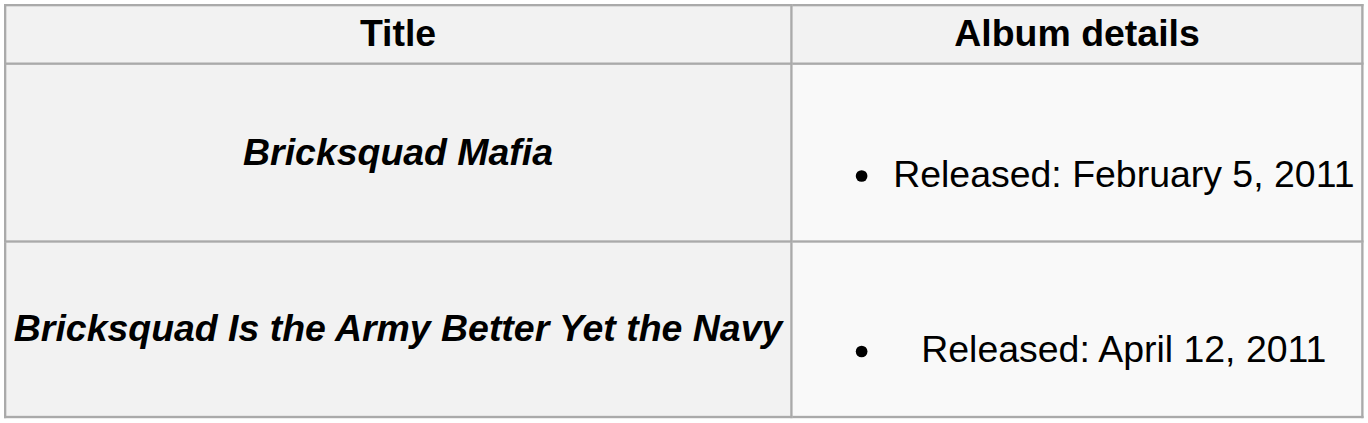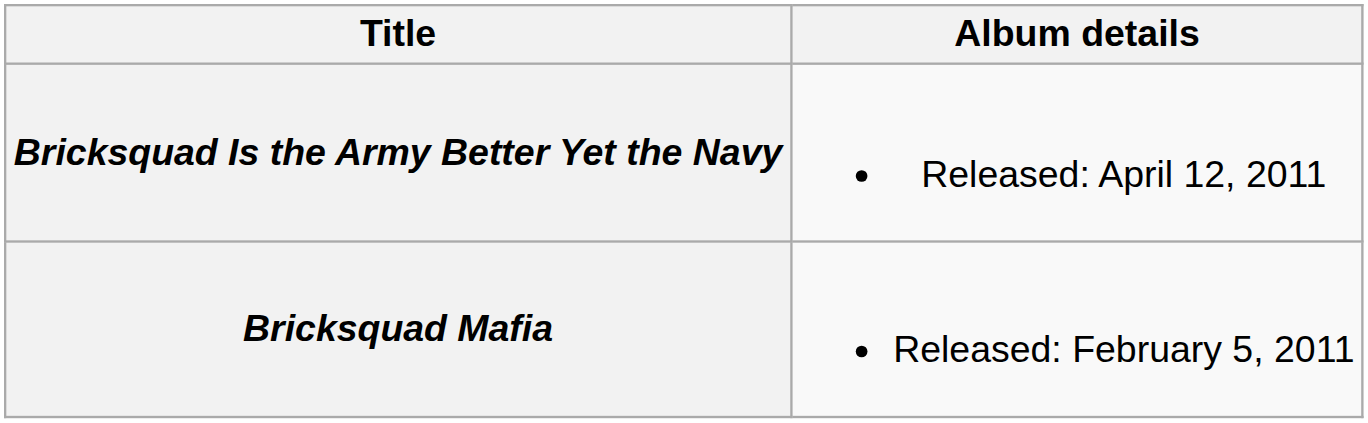rows swapped: (398, 152) <-> (398, 328)
